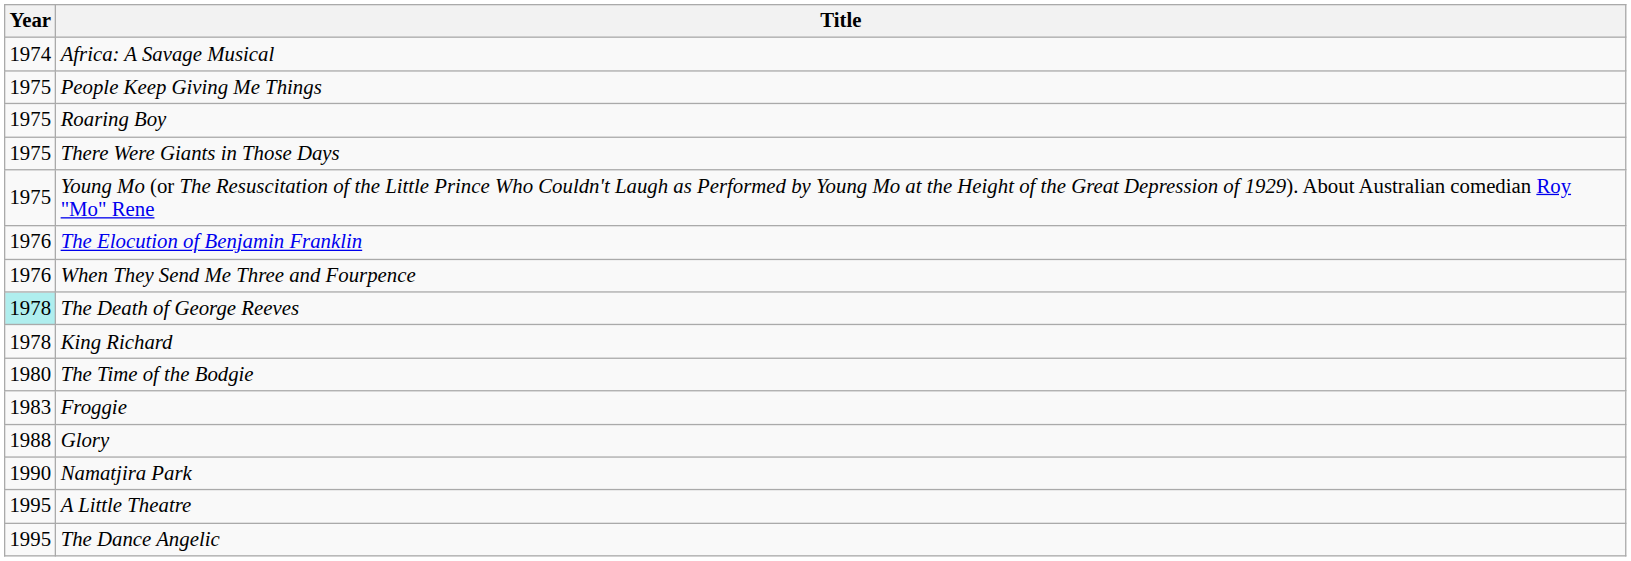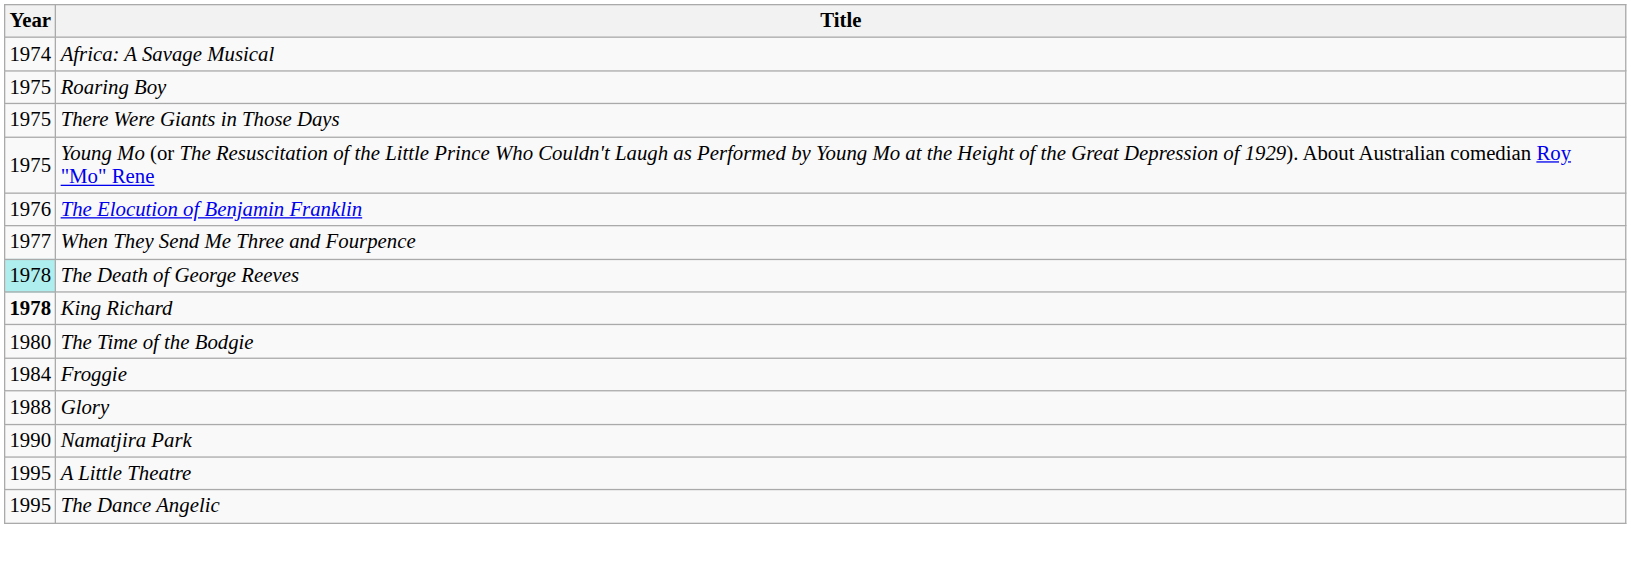- row: (191, 86)
(30, 275) 1976 -> (30, 242) 1977
(30, 341) normal -> (30, 308) bold
(30, 407) 1983 -> (30, 374) 1984
